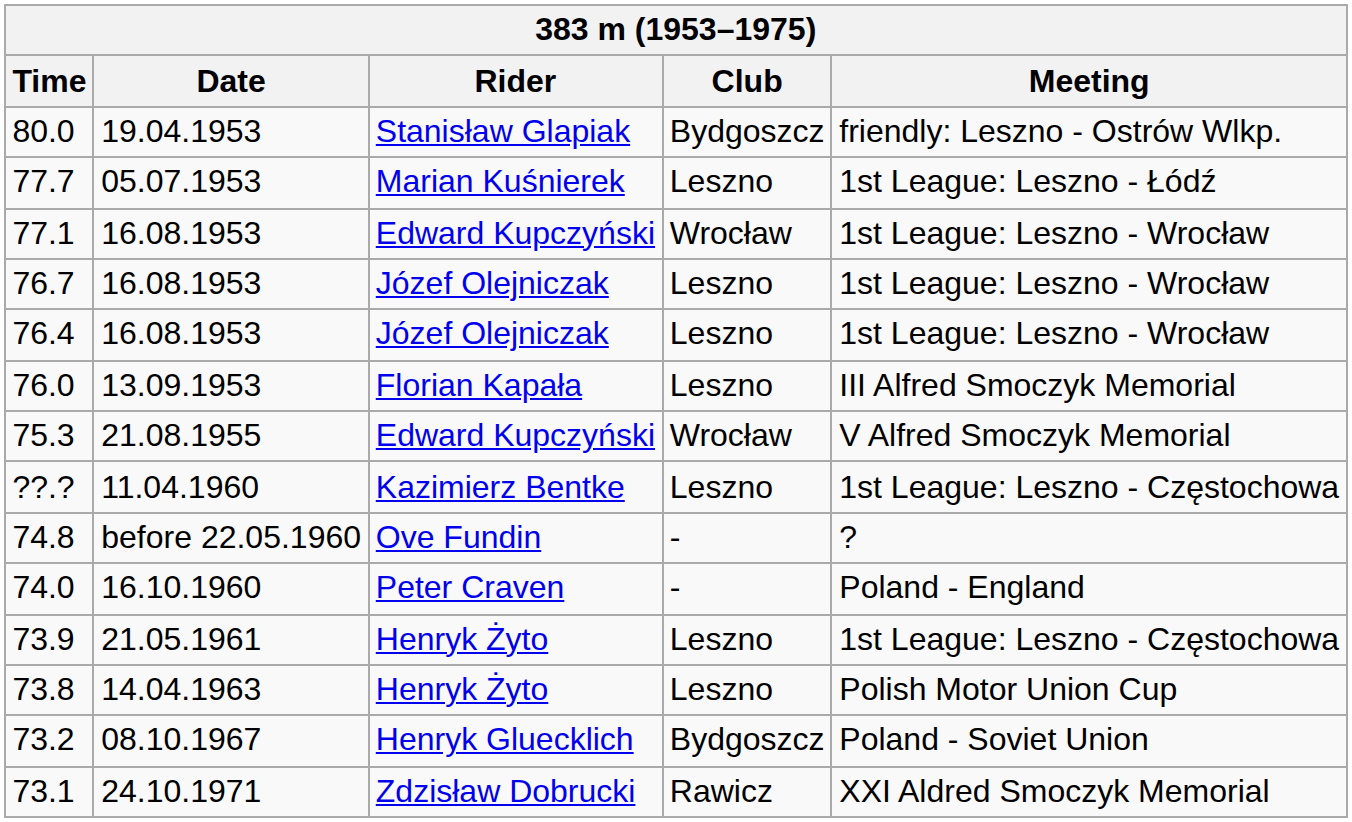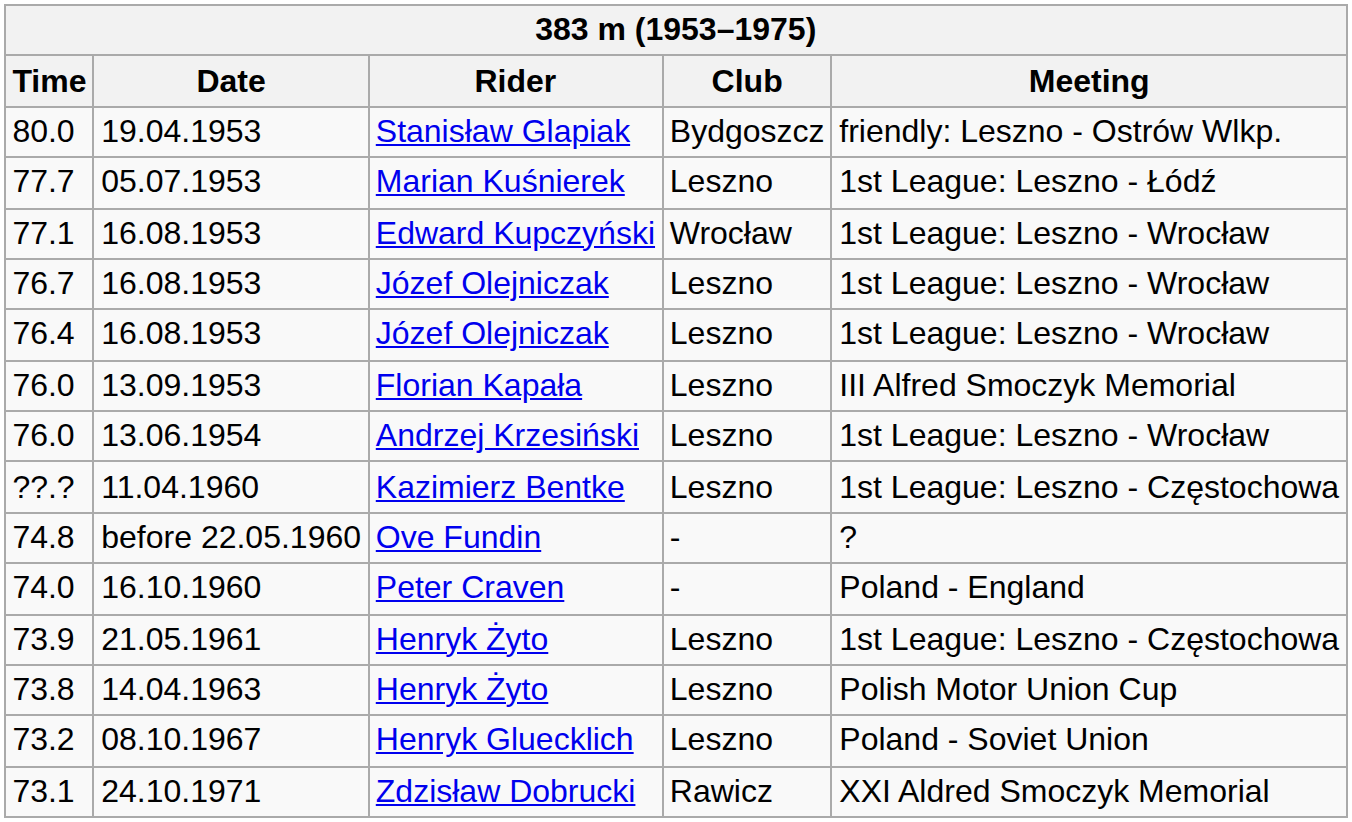+ row: (44, 435)
- row: (44, 435)
(747, 740) Bydgoszcz -> (721, 740) Leszno
